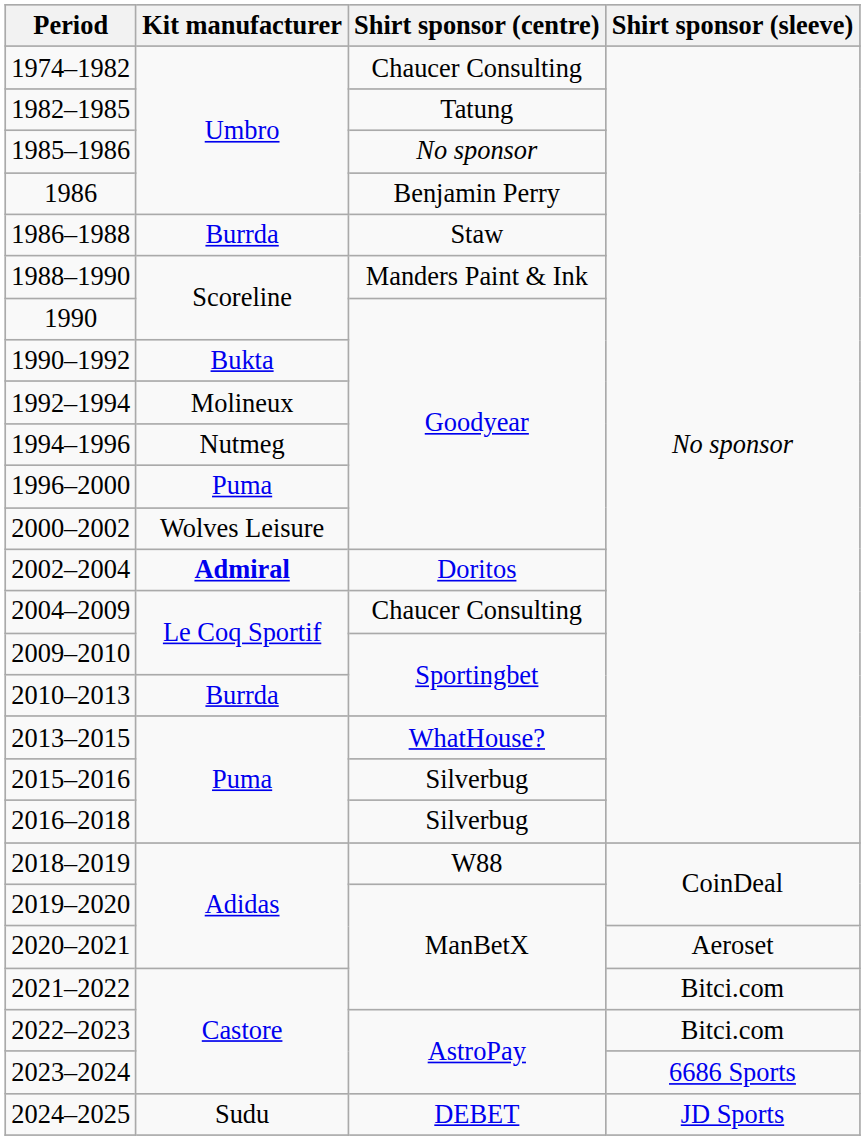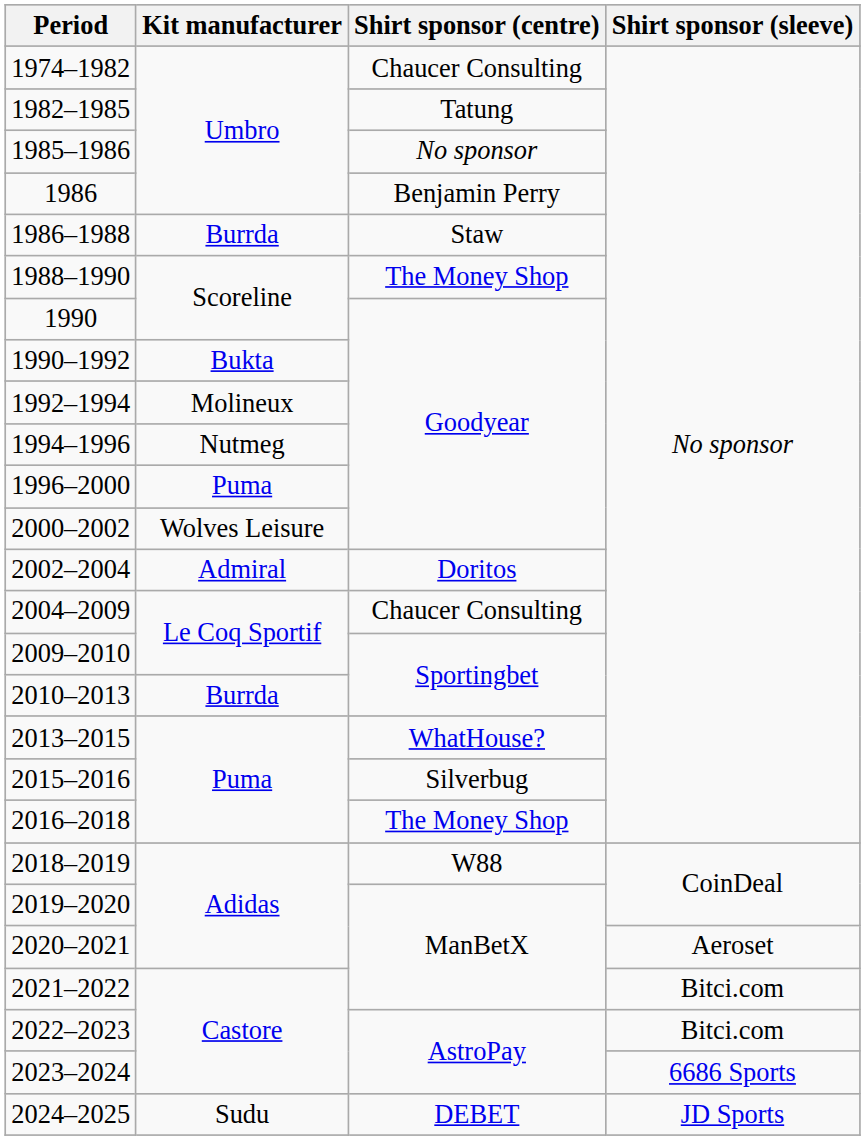(477, 276) Manders Paint & Ink -> (477, 276) The Money Shop
(242, 569) bold -> (242, 569) normal
(477, 820) Silverbug -> (477, 820) The Money Shop
